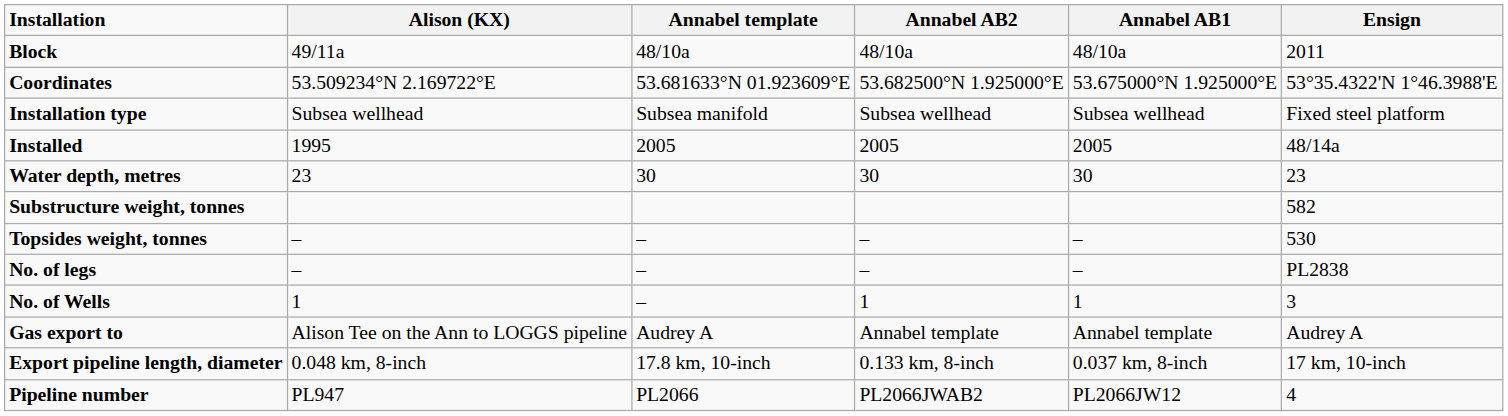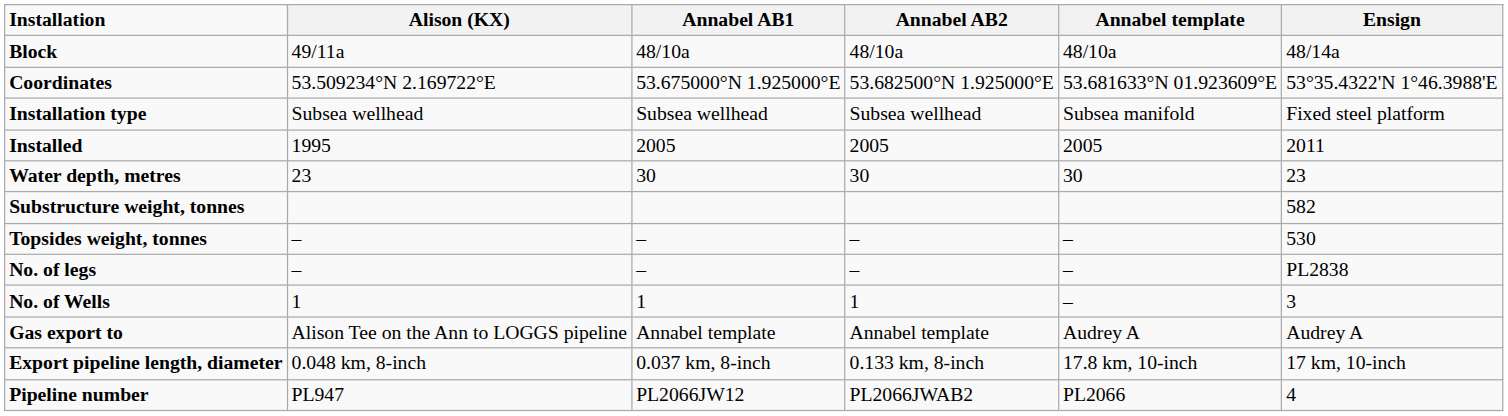columns swapped: (1175, 20) <-> (743, 20)
(1306, 51) 2011 -> (1313, 51) 48/14a
(1313, 144) 48/14a -> (1306, 144) 2011
